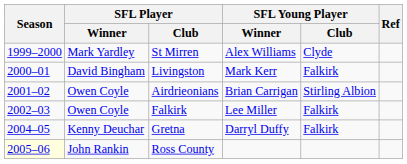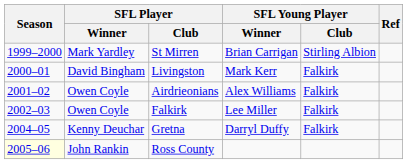(260, 52) Alex Williams -> (261, 52) Brian Carrigan
(318, 52) Clyde -> (340, 52) Stirling Albion
(261, 91) Brian Carrigan -> (260, 91) Alex Williams
(340, 91) Stirling Albion -> (321, 91) Falkirk
